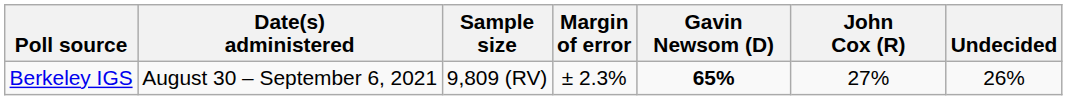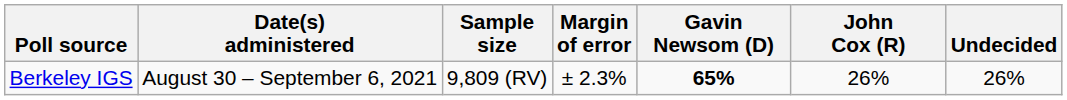(868, 78) 27% -> (868, 78) 26%
